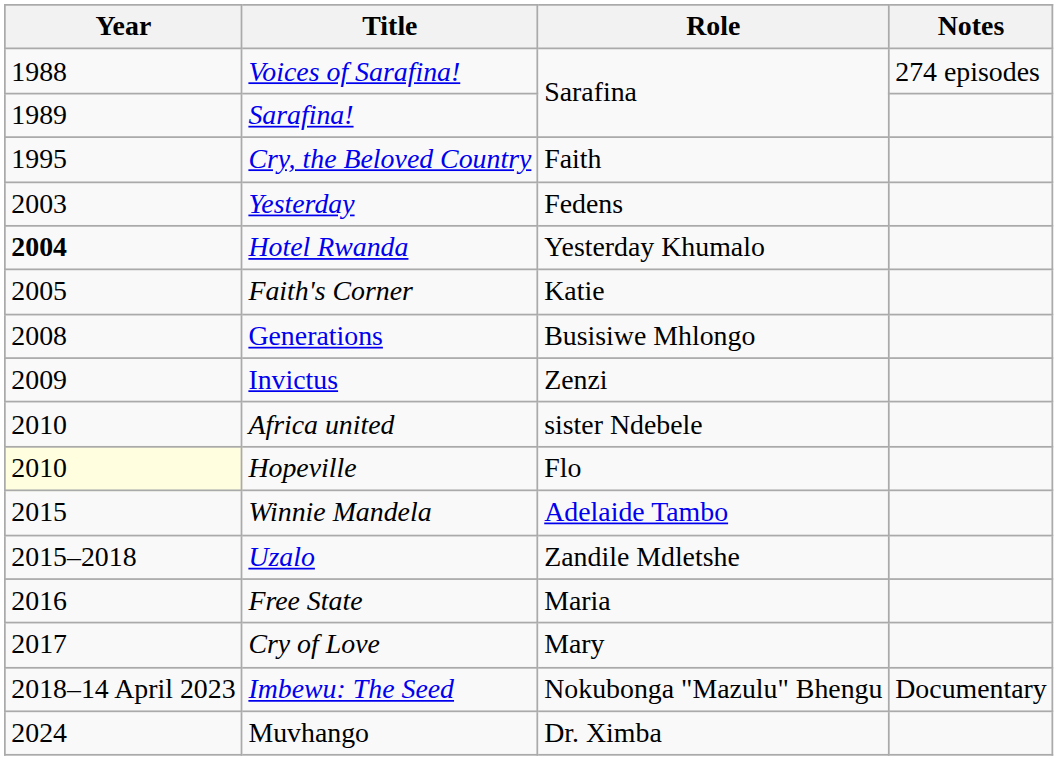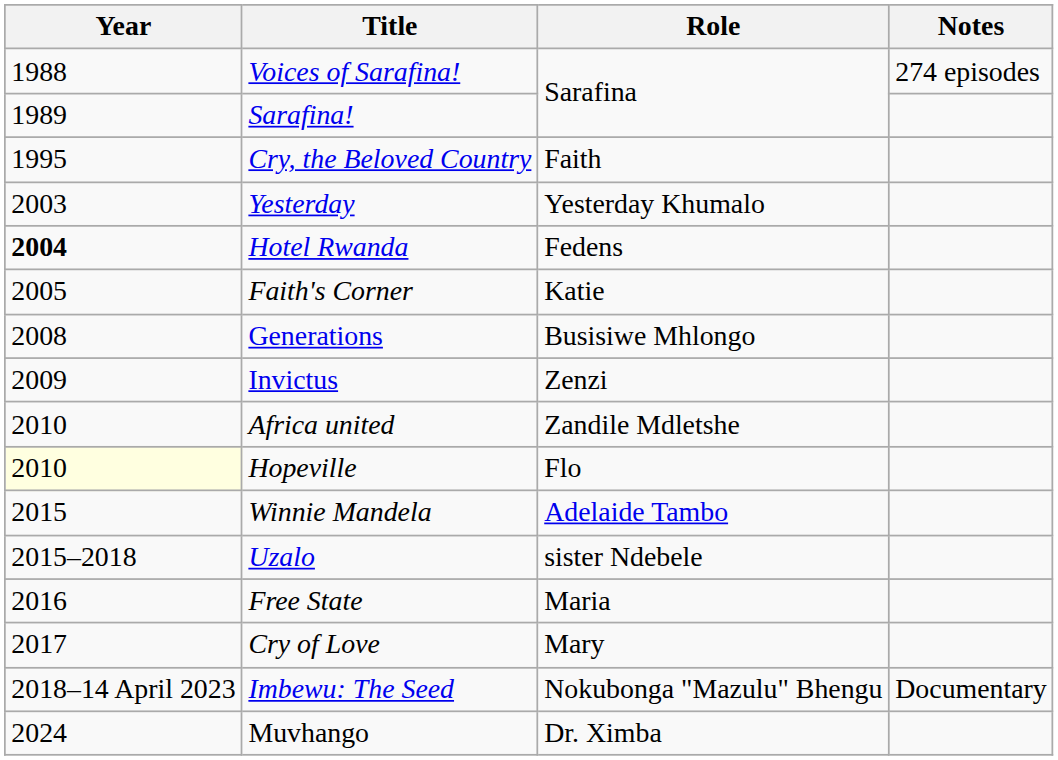(584, 203) Fedens -> (655, 203) Yesterday Khumalo
(655, 247) Yesterday Khumalo -> (584, 247) Fedens
(623, 423) sister Ndebele -> (642, 423) Zandile Mdletshe
(642, 556) Zandile Mdletshe -> (623, 556) sister Ndebele
